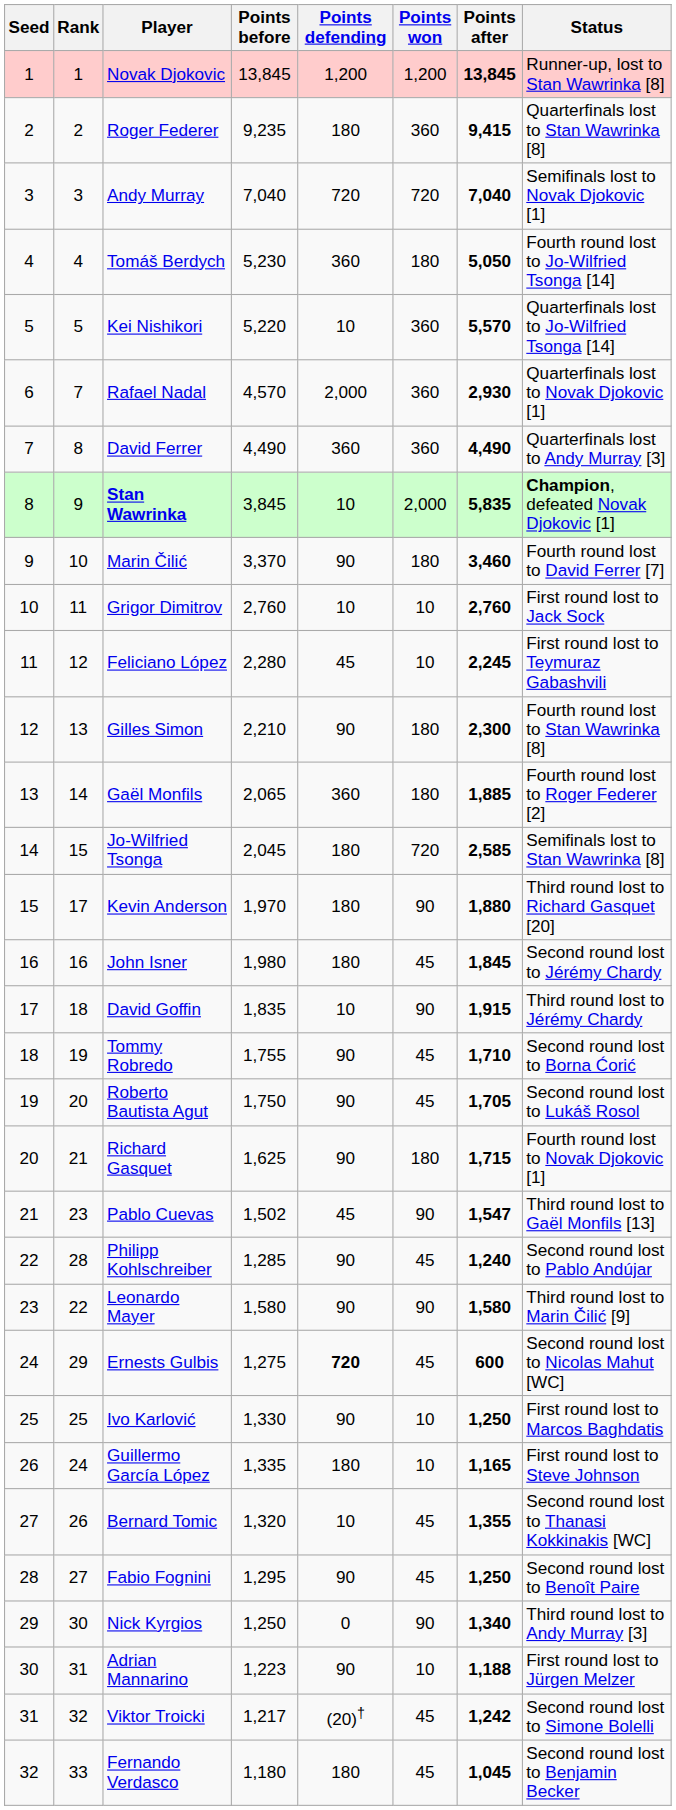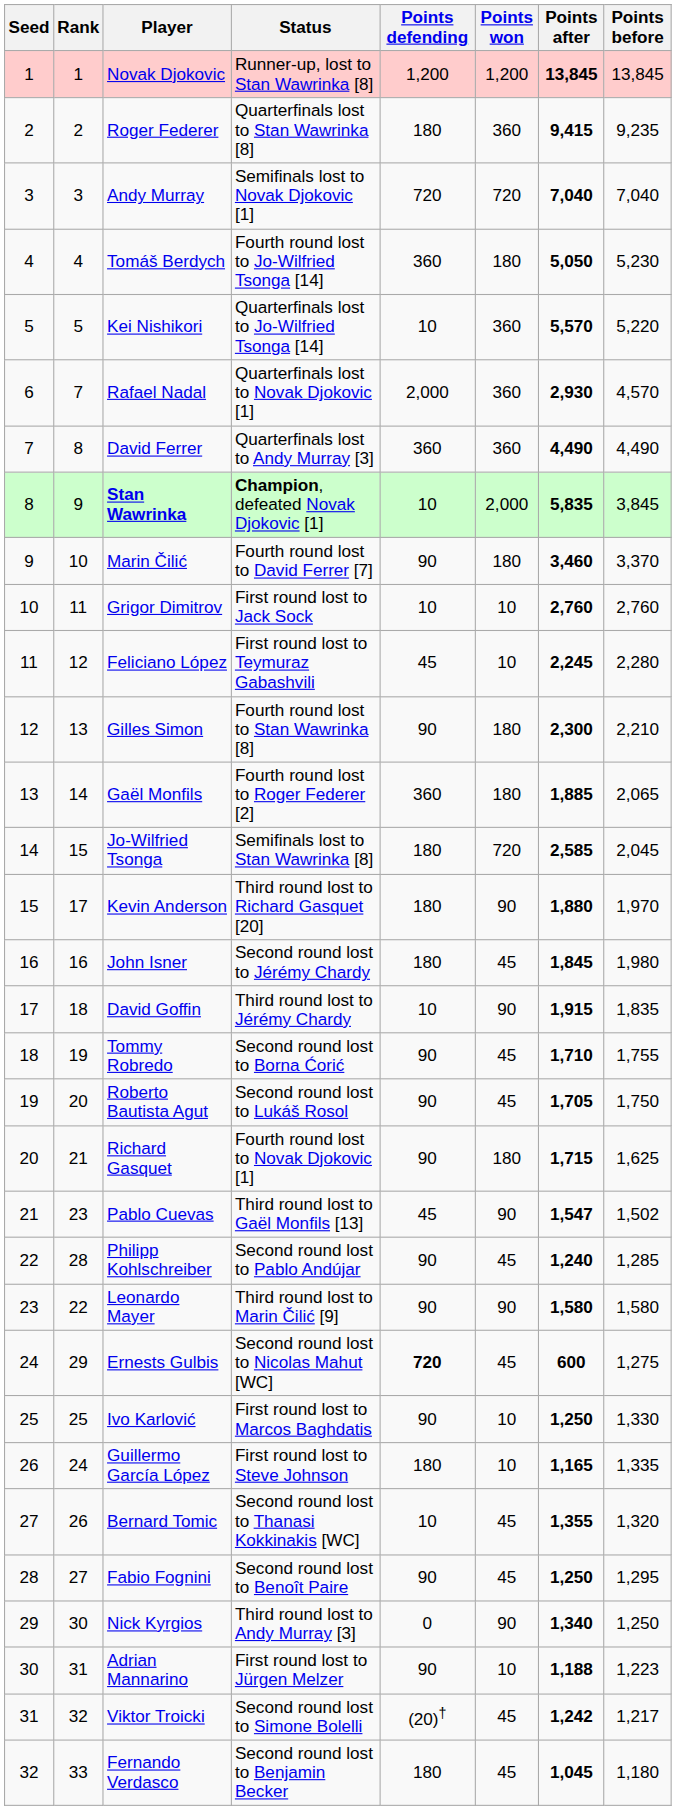columns swapped: (264, 27) <-> (597, 27)
